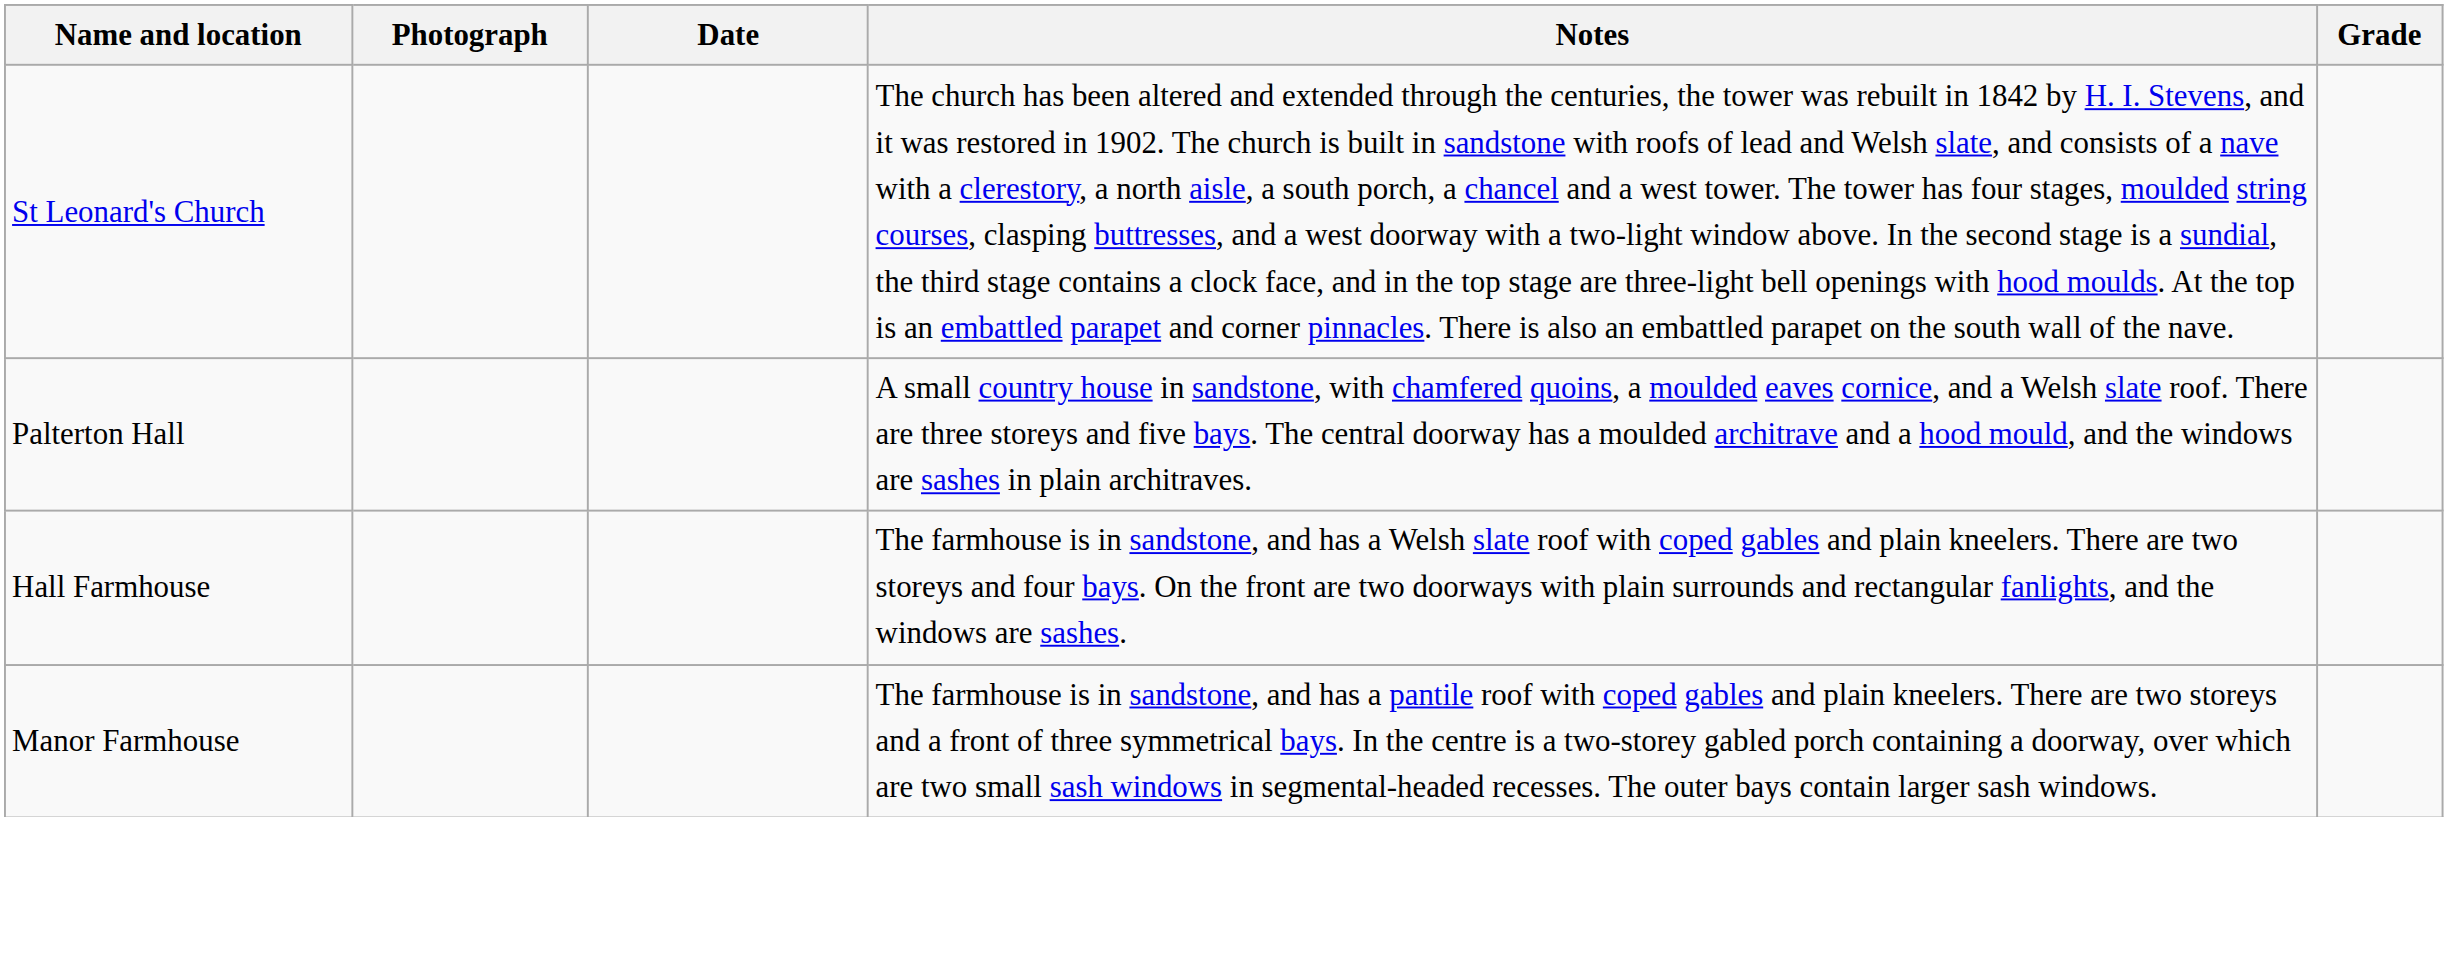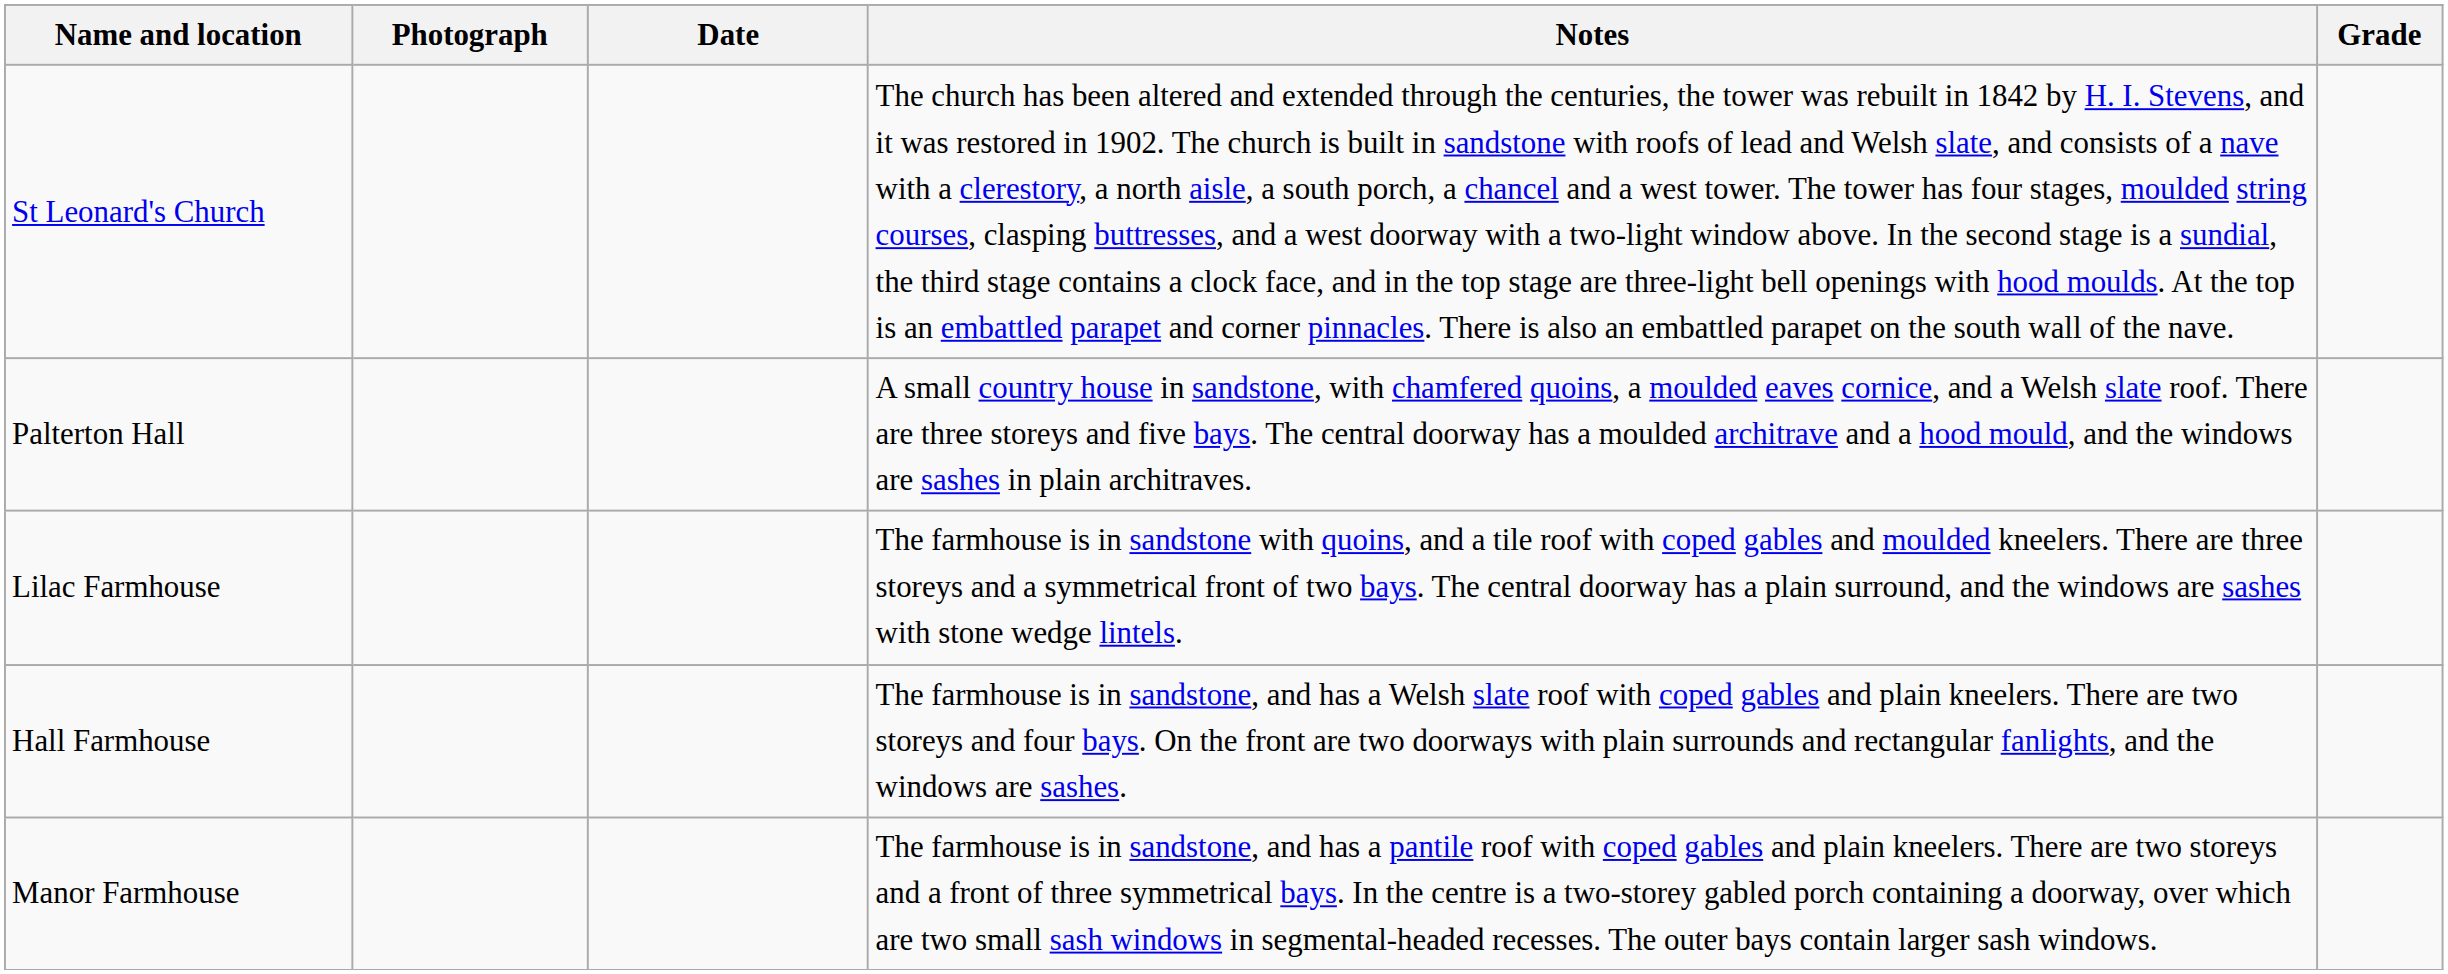+ row: (116, 586)
